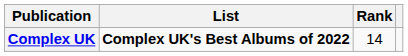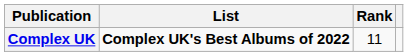(374, 39) 14 -> (374, 39) 11
